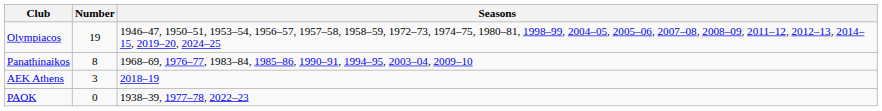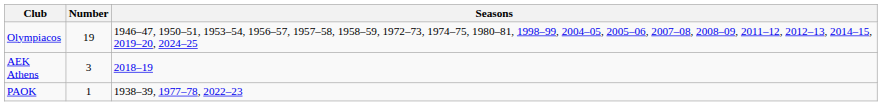- row: (38, 61)
(95, 97) 0 -> (89, 91) 1
